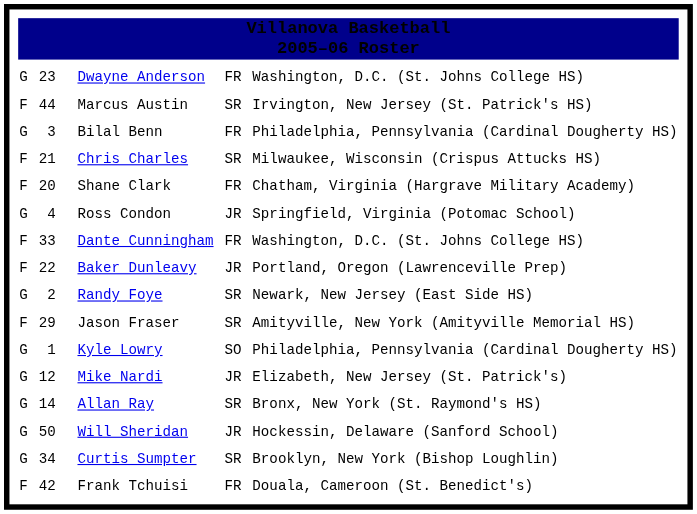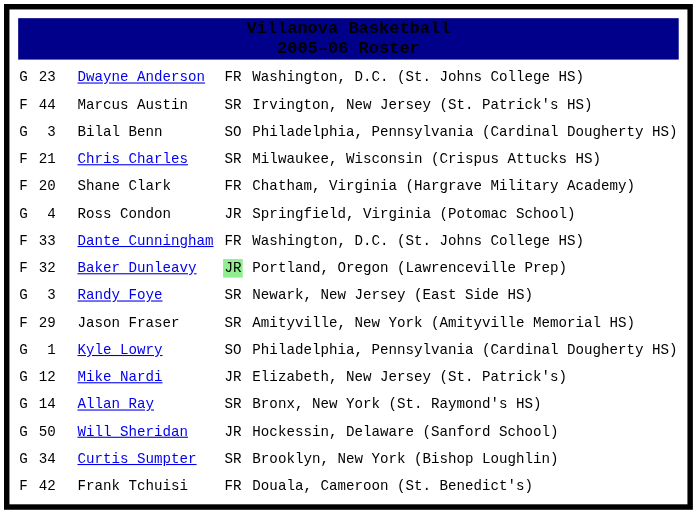(233, 132) FR -> (233, 132) SO
(47, 268) 22 -> (47, 268) 32
(233, 268) no background -> (233, 268) lightgreen background
(51, 296) 2 -> (51, 296) 3
